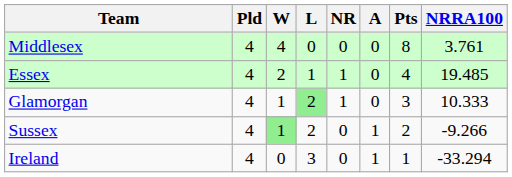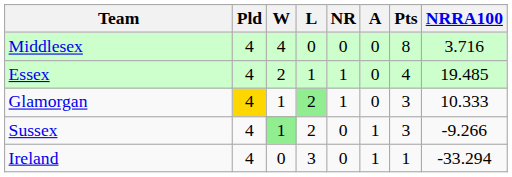(464, 46) 3.761 -> (464, 46) 3.716
(249, 102) no background -> (249, 102) gold background
(406, 130) 2 -> (406, 130) 3
